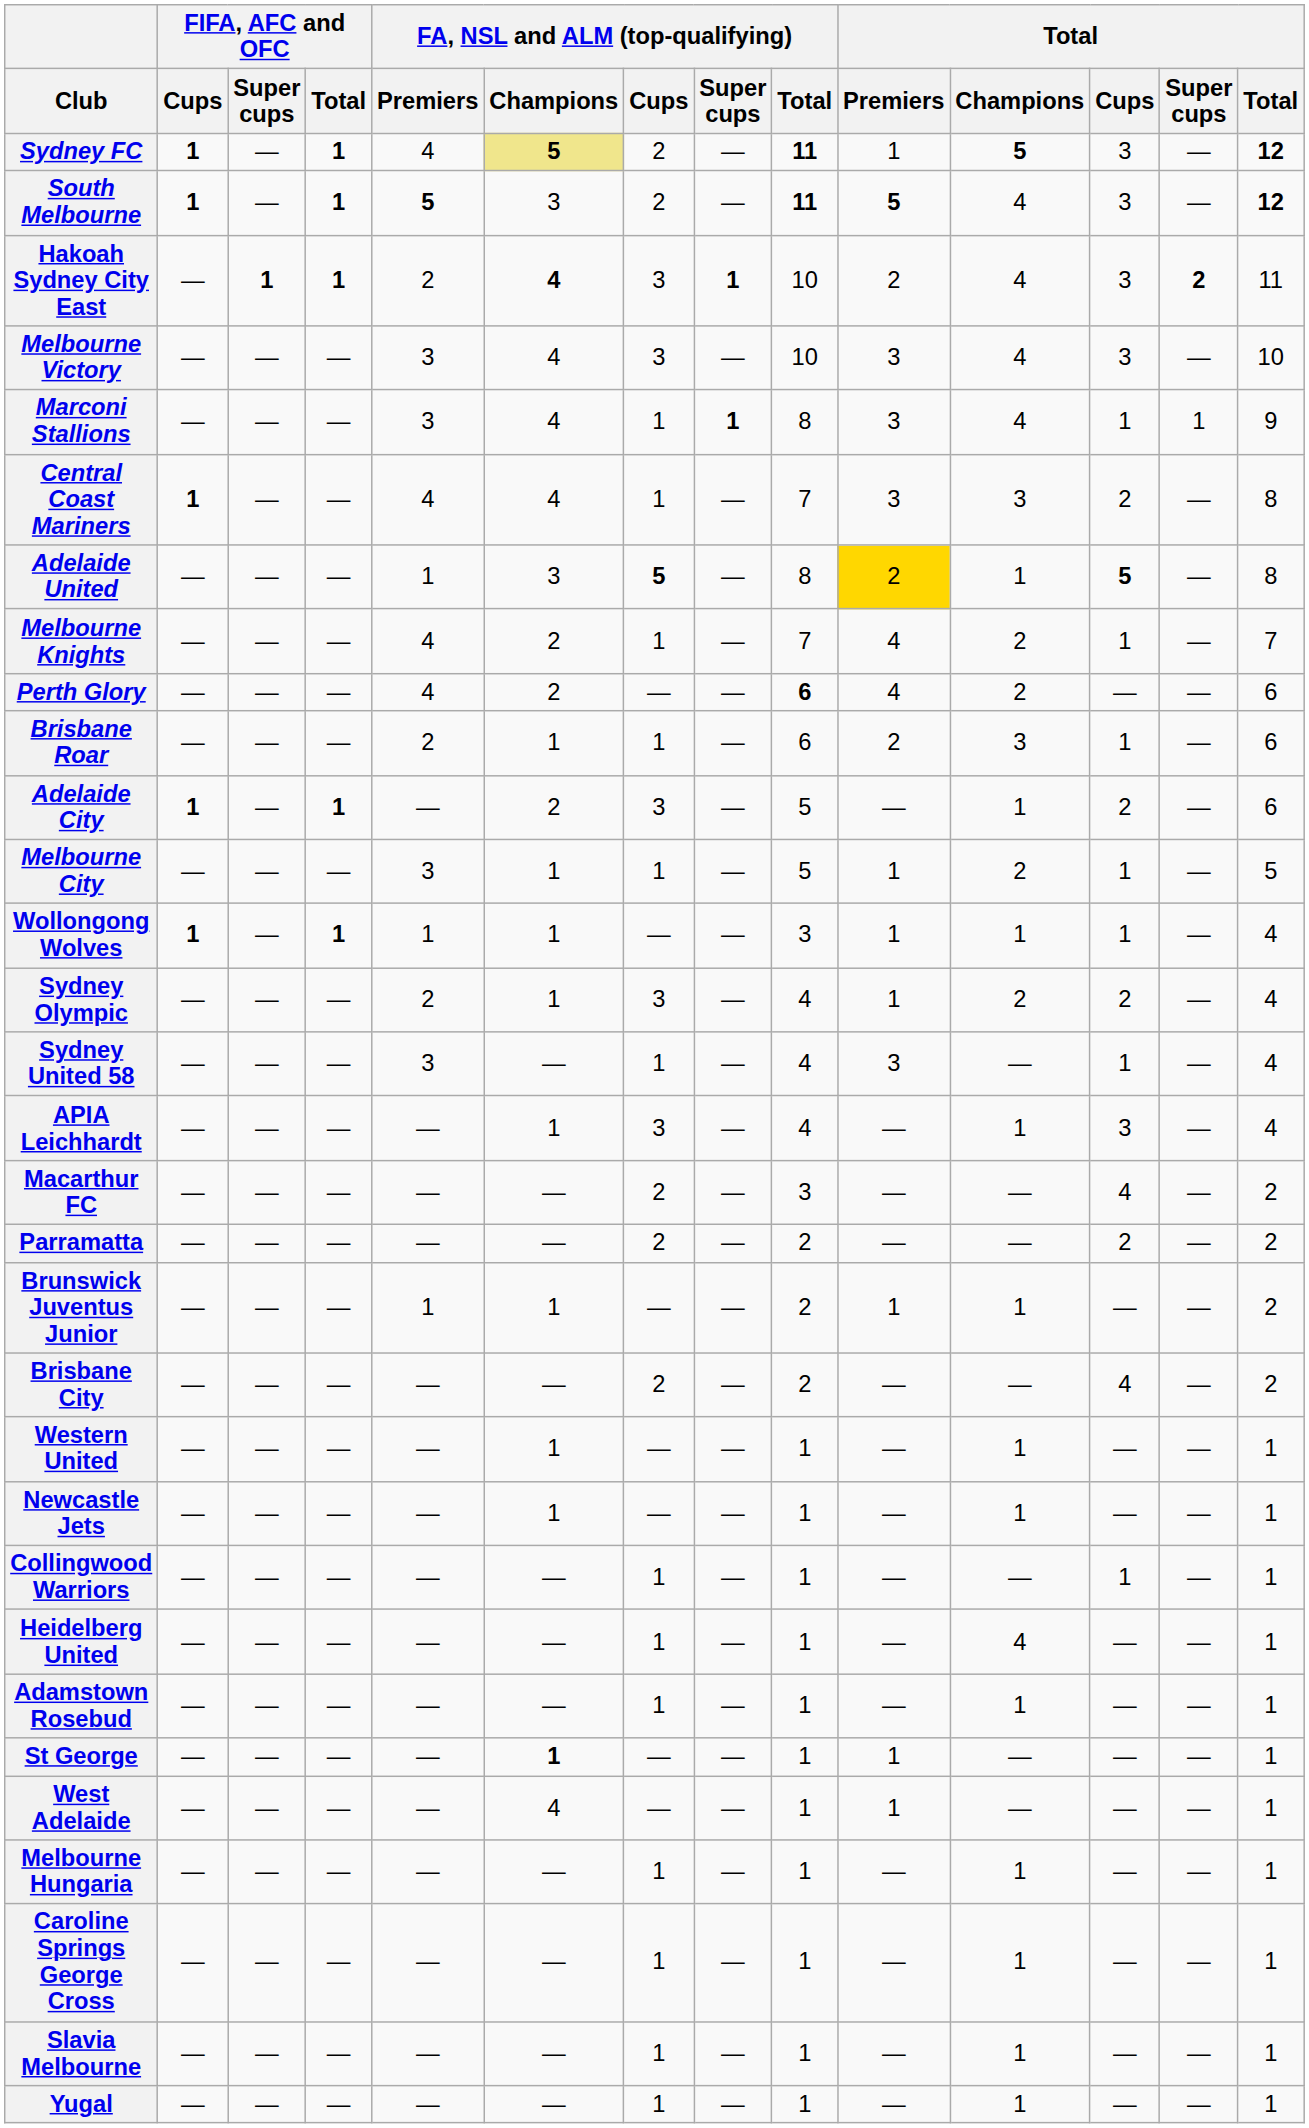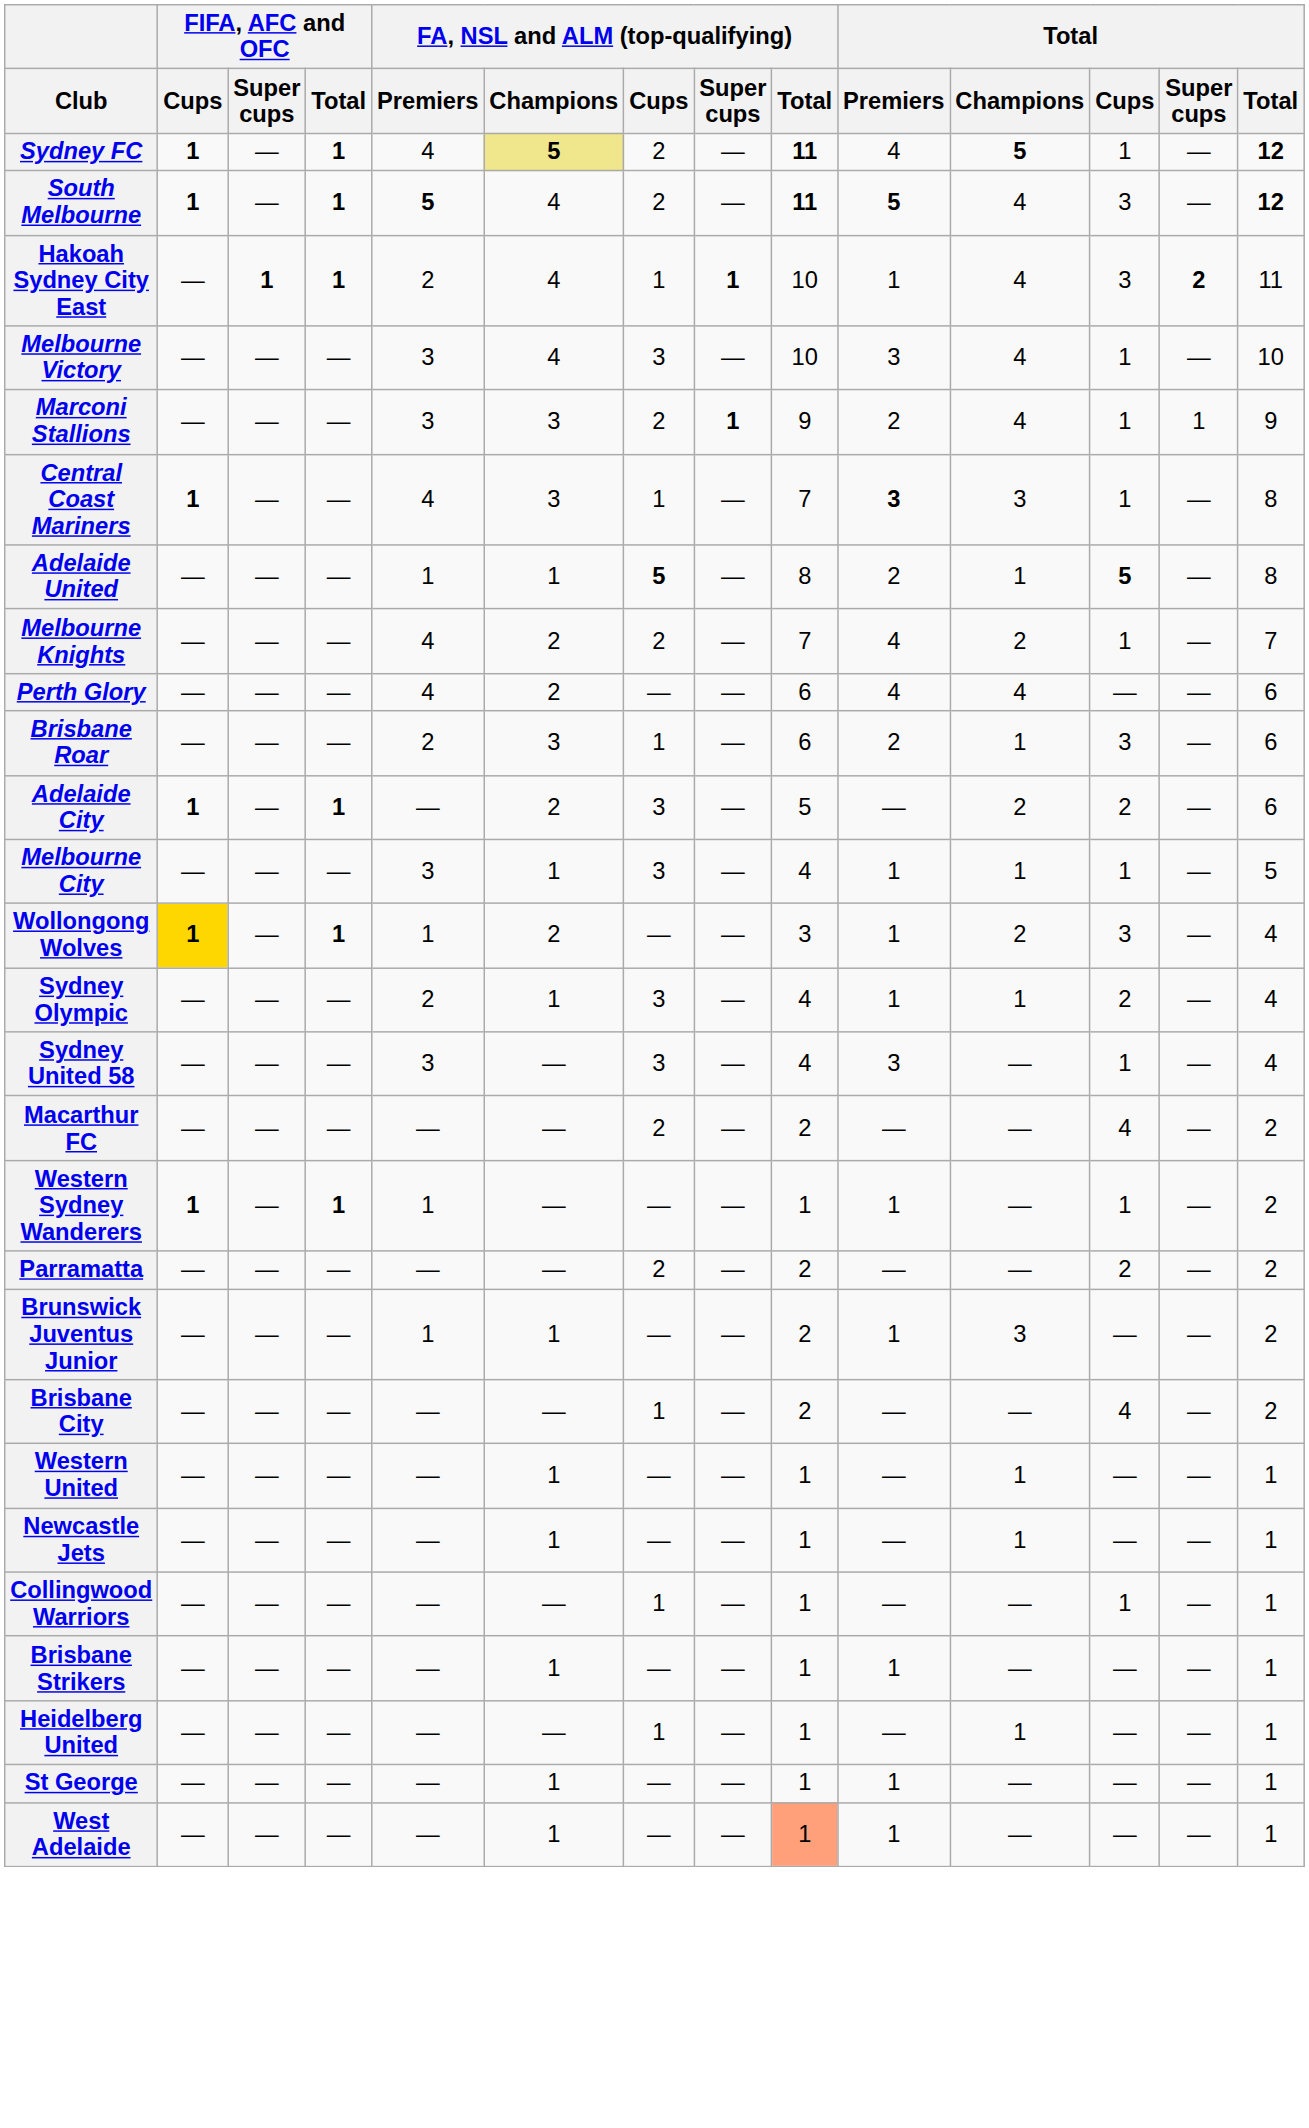(894, 151) 1 -> (894, 151) 4
(1125, 151) 3 -> (1125, 151) 1
(554, 202) 3 -> (554, 202) 4
(554, 280) bold -> (554, 280) normal
(659, 280) 3 -> (659, 280) 1
(894, 280) 2 -> (894, 280) 1
(1125, 357) 3 -> (1125, 357) 1
(554, 421) 4 -> (554, 421) 3
(659, 421) 1 -> (659, 421) 2
(805, 421) 8 -> (805, 421) 9
(894, 421) 3 -> (894, 421) 2
(554, 499) 4 -> (554, 499) 3
(894, 499) normal -> (894, 499) bold
(1125, 499) 2 -> (1125, 499) 1
(554, 576) 3 -> (554, 576) 1
(894, 576) gold background -> (894, 576) no background
(659, 640) 1 -> (659, 640) 2
(805, 691) bold -> (805, 691) normal
(1020, 691) 2 -> (1020, 691) 4
(554, 742) 1 -> (554, 742) 3
(1020, 742) 3 -> (1020, 742) 1
(1125, 742) 1 -> (1125, 742) 3
(1020, 806) 1 -> (1020, 806) 2
(659, 871) 1 -> (659, 871) 3
(805, 871) 5 -> (805, 871) 4
(1020, 871) 2 -> (1020, 871) 1
(193, 935) no background -> (193, 935) gold background
(554, 935) 1 -> (554, 935) 2
(1020, 935) 1 -> (1020, 935) 2
(1125, 935) 1 -> (1125, 935) 3
(1020, 999) 2 -> (1020, 999) 1
(659, 1063) 1 -> (659, 1063) 3
- row: (81, 1127)
(805, 1192) 3 -> (805, 1127) 2
+ row: (81, 1205)
(1020, 1307) 1 -> (1020, 1333) 3
(659, 1384) 2 -> (659, 1411) 1
+ row: (81, 1668)
(1020, 1641) 4 -> (1020, 1732) 1
- row: (81, 1705)
(554, 1756) bold -> (554, 1783) normal
(554, 1807) 4 -> (554, 1834) 1
(805, 1807) no background -> (805, 1834) lightsalmon background
- row: (81, 1871)
- row: (81, 1962)
- row: (81, 2053)
- row: (81, 2104)
